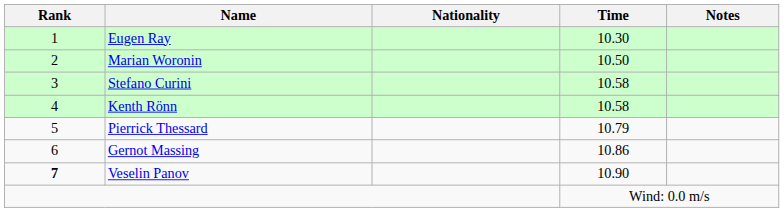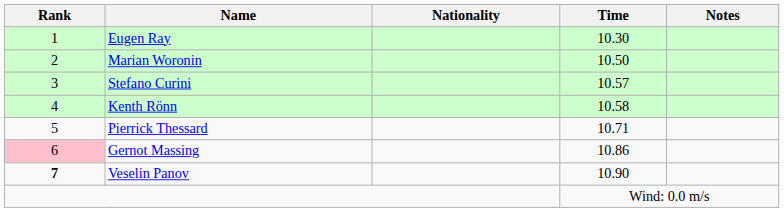(613, 83) 10.58 -> (613, 83) 10.57
(613, 128) 10.79 -> (613, 128) 10.71
(55, 151) no background -> (55, 151) pink background
